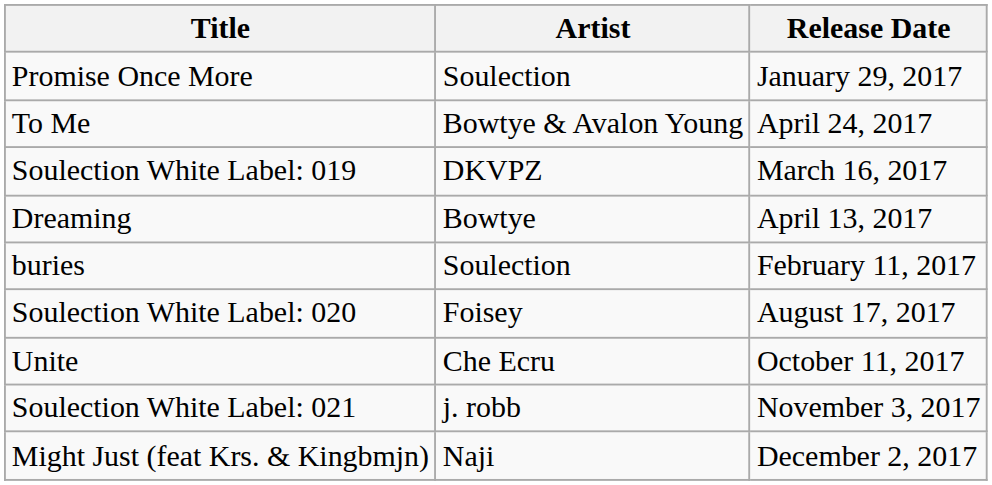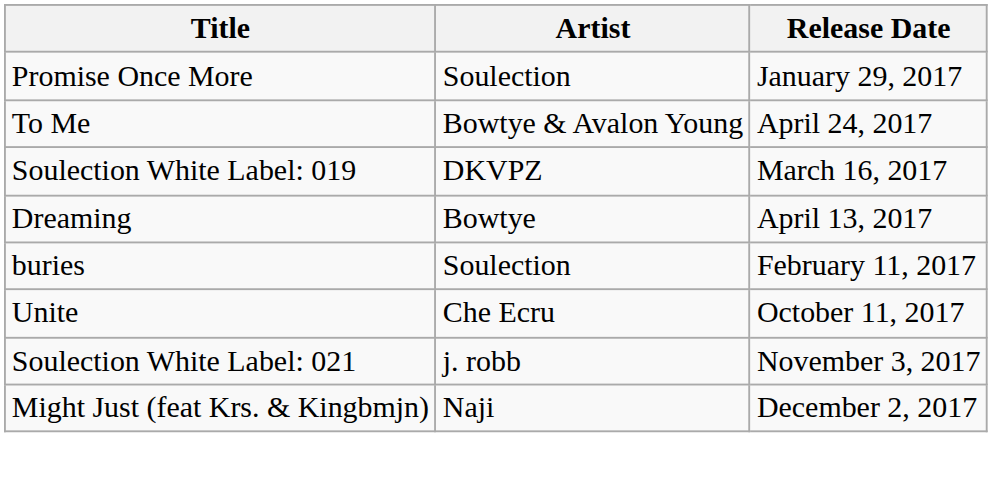- row: (184, 312)
